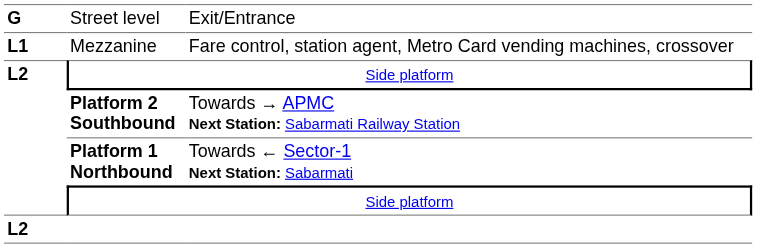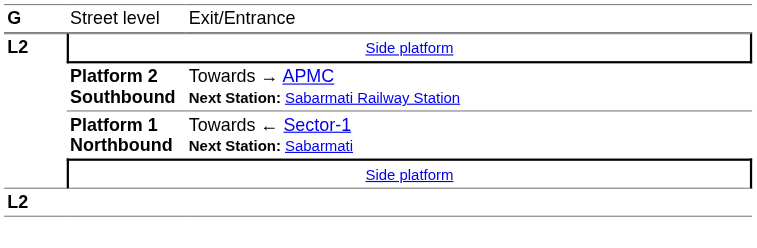- row: (113, 46)
